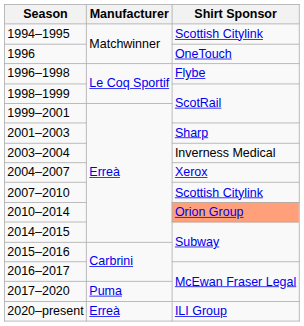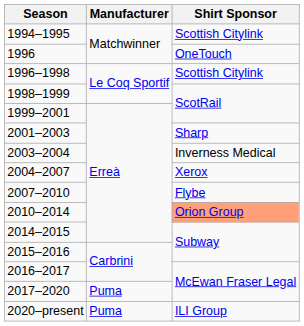(190, 73) Flybe -> (219, 73) Scottish Citylink
(219, 192) Scottish Citylink -> (190, 192) Flybe
(105, 311) Erreà -> (106, 311) Puma
